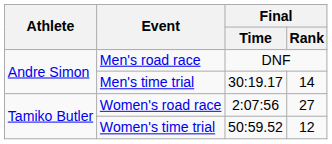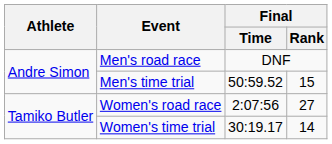(256, 83) 30:19.17 -> (256, 83) 50:59.52
(307, 83) 14 -> (307, 83) 15
(256, 128) 50:59.52 -> (256, 128) 30:19.17
(307, 128) 12 -> (307, 128) 14
